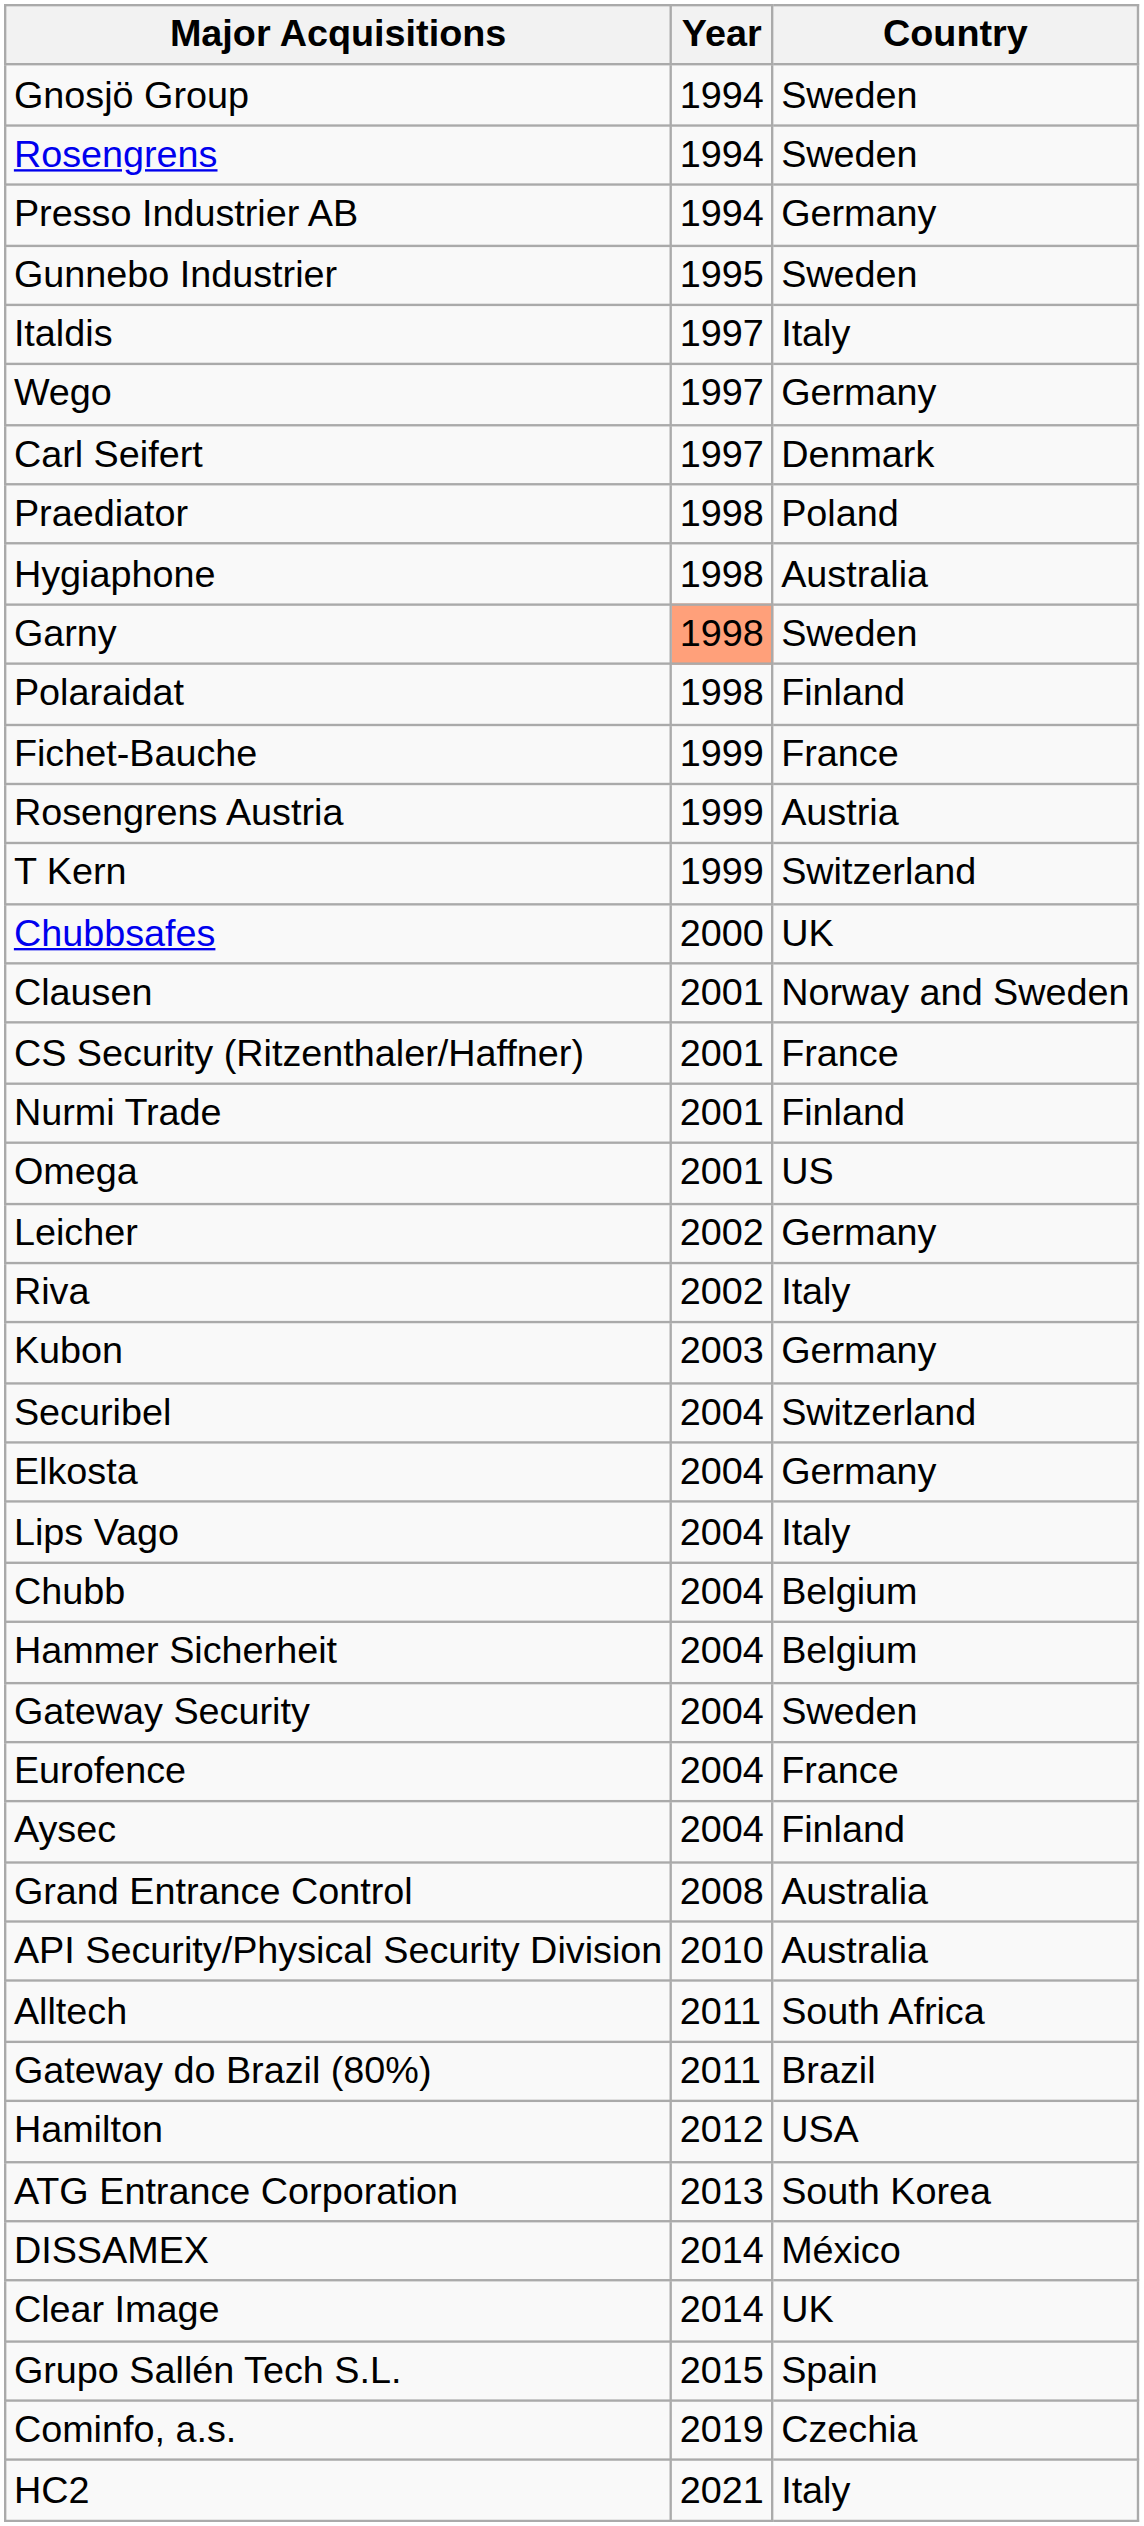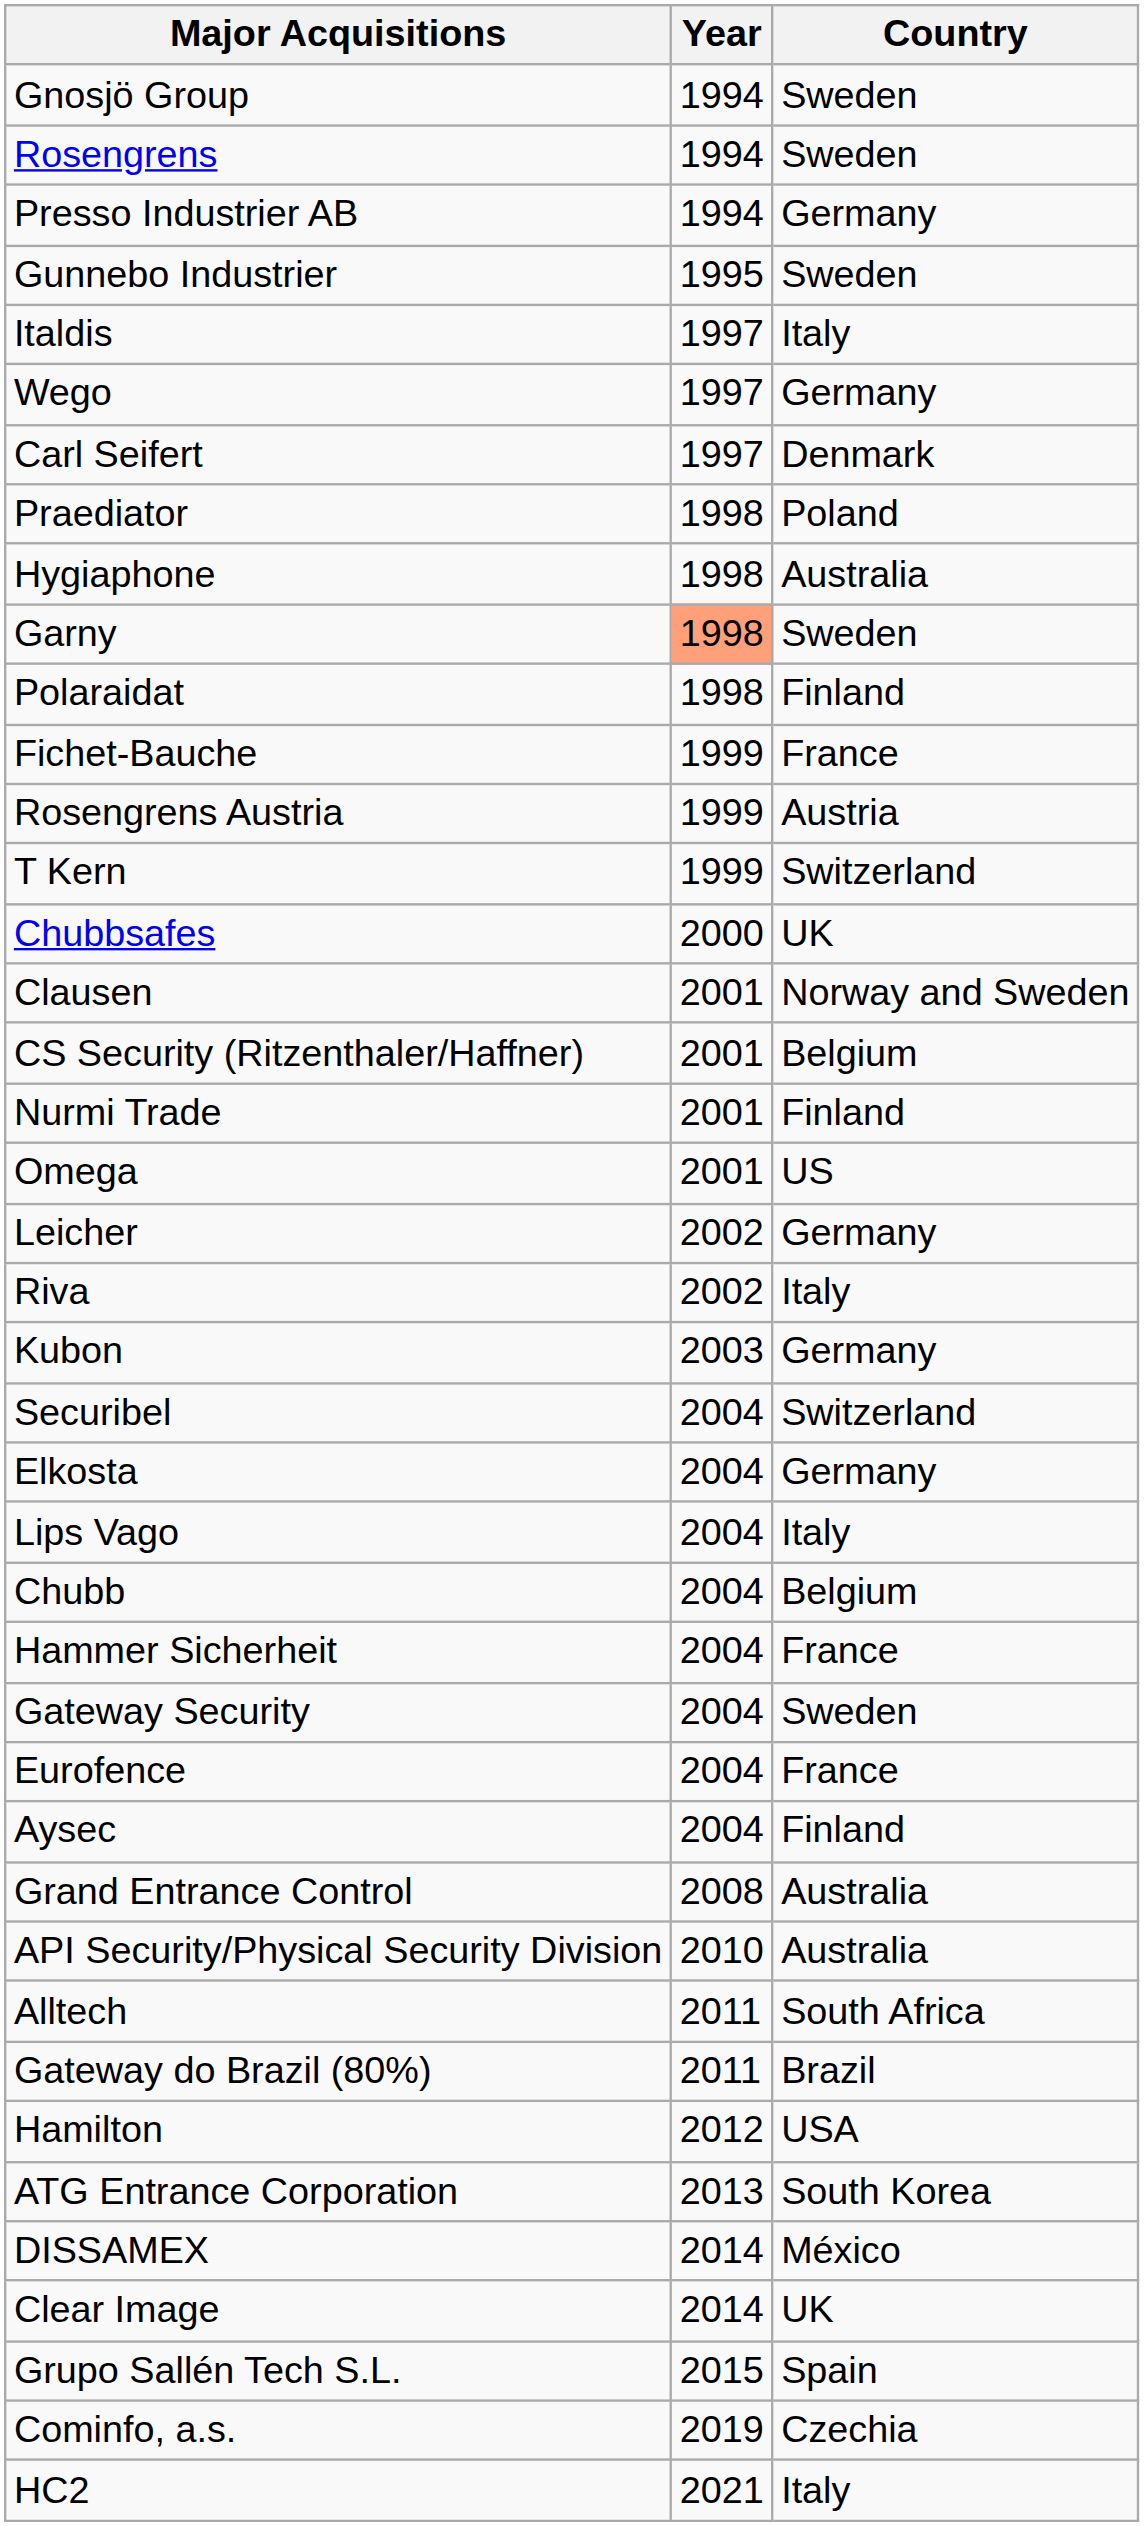(840, 1052) France -> (849, 1052) Belgium
(849, 1651) Belgium -> (840, 1651) France
